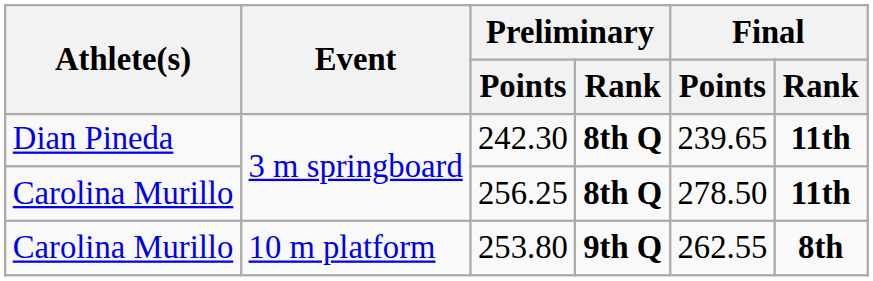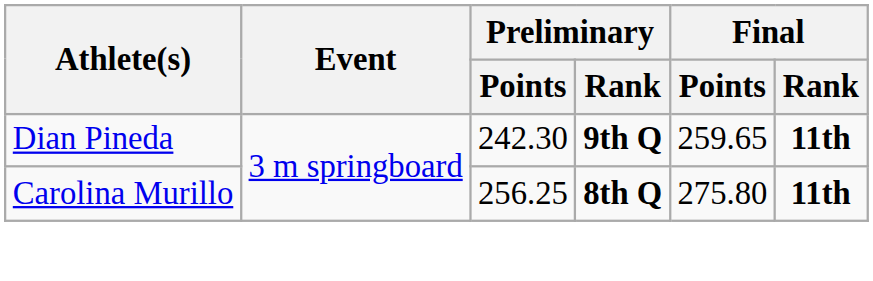(623, 139) 8th Q -> (623, 139) 9th Q
(722, 139) 239.65 -> (722, 139) 259.65
(722, 193) 278.50 -> (722, 193) 275.80
- row: (523, 247)
